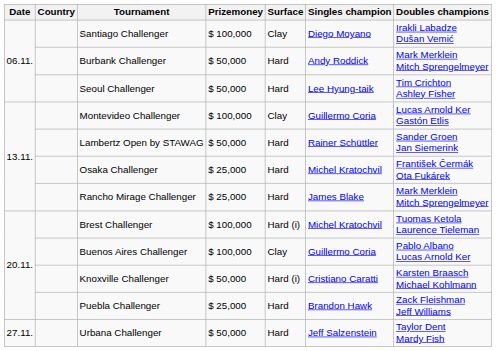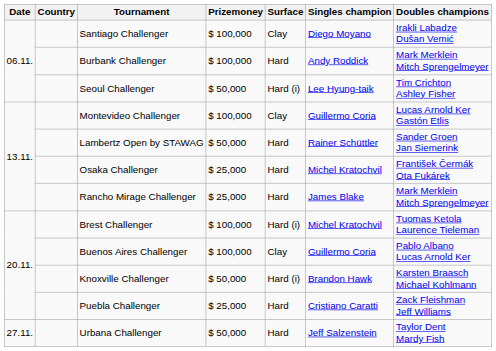(227, 60) $ 50,000 -> (230, 60) $ 100,000
(278, 87) Hard -> (284, 87) Hard (i)
(343, 278) Cristiano Caratti -> (340, 278) Brandon Hawk
(340, 305) Brandon Hawk -> (343, 305) Cristiano Caratti
